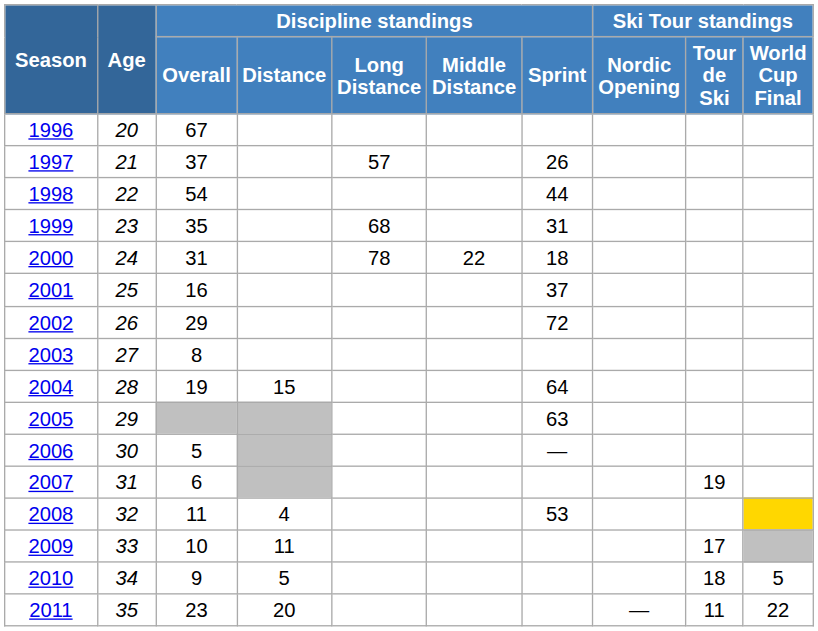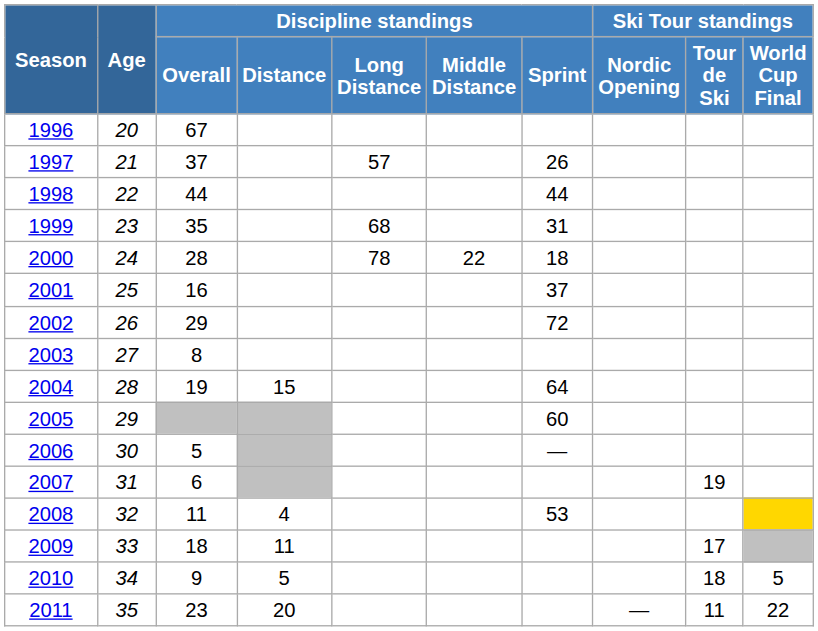(197, 194) 54 -> (197, 194) 44
(197, 258) 31 -> (197, 258) 28
(557, 418) 63 -> (557, 418) 60
(197, 546) 10 -> (197, 546) 18
